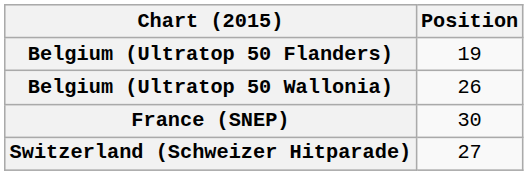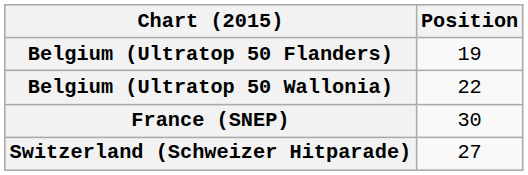(470, 87) 26 -> (470, 87) 22
